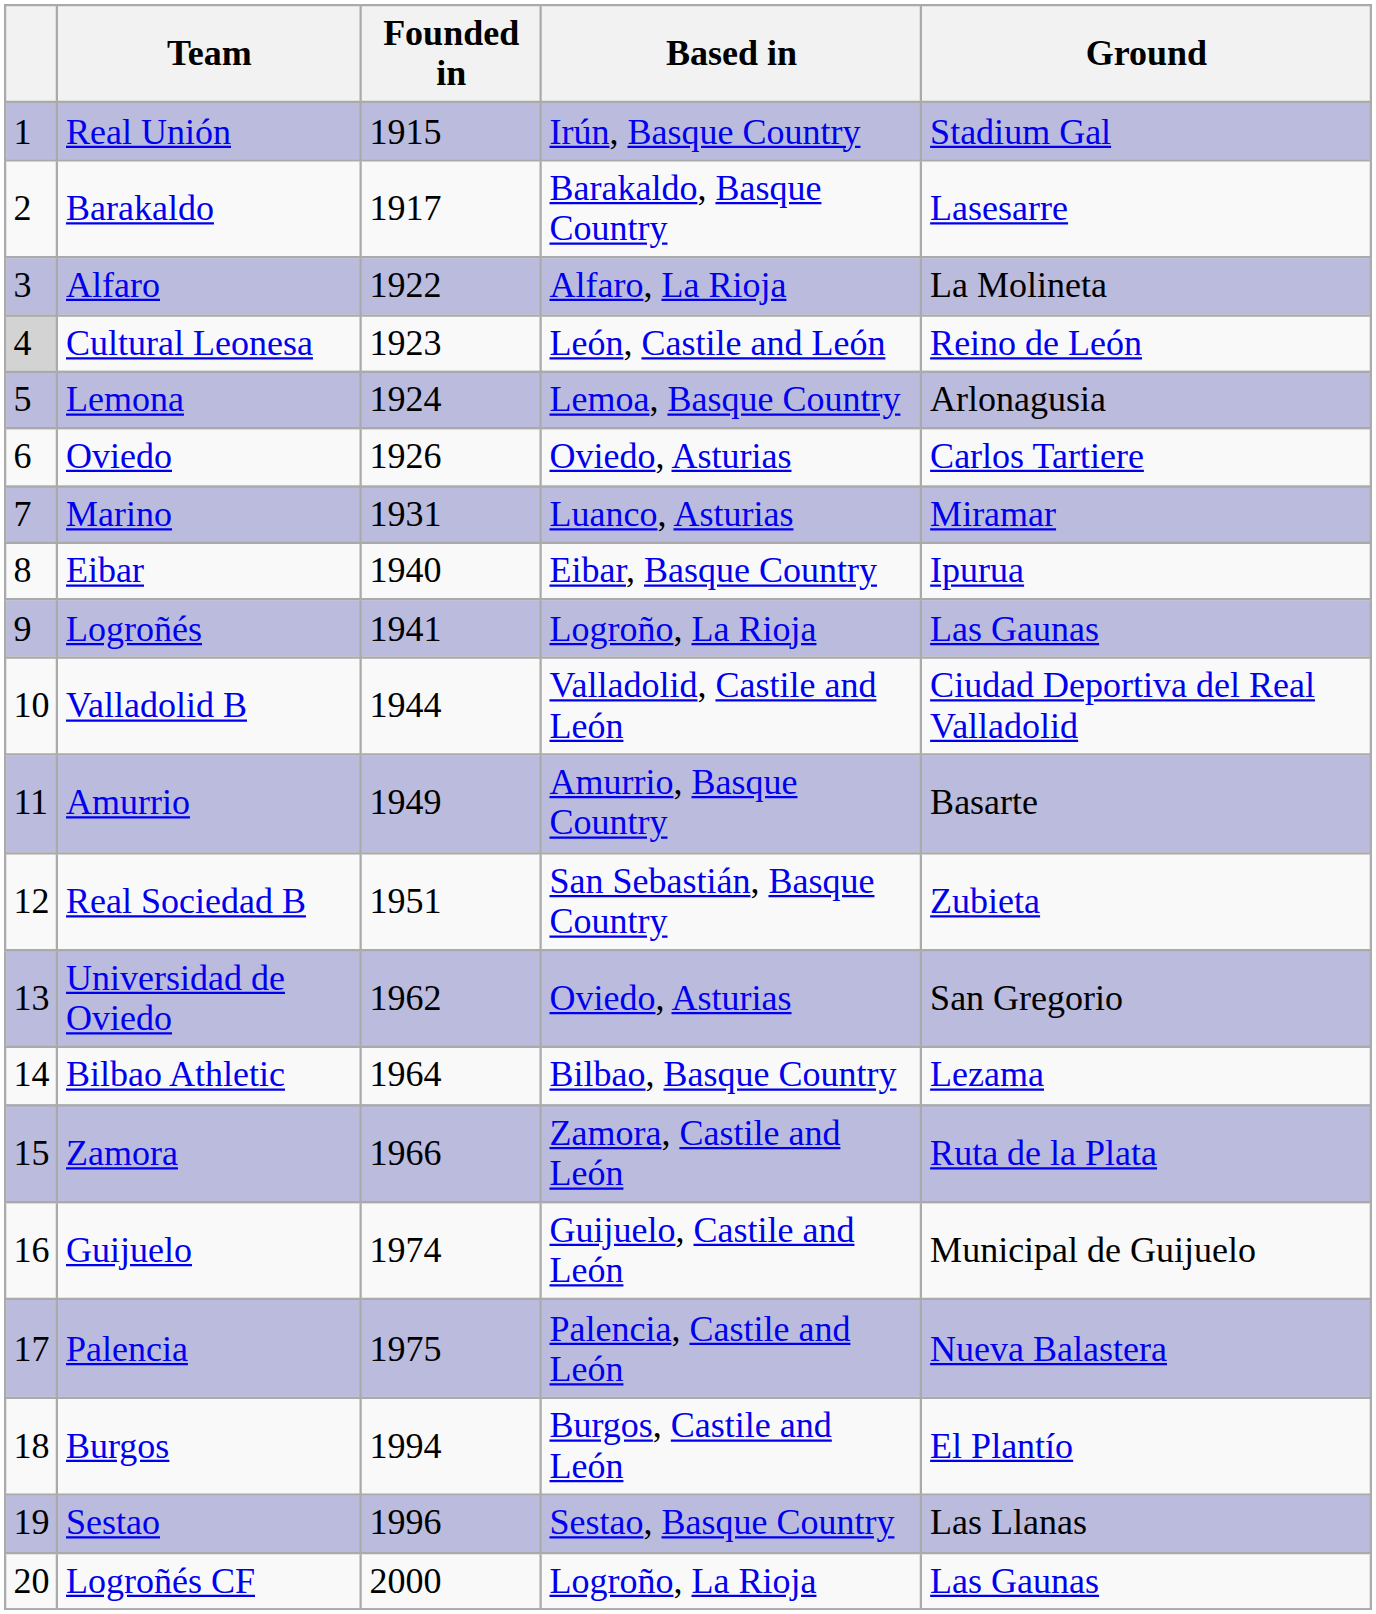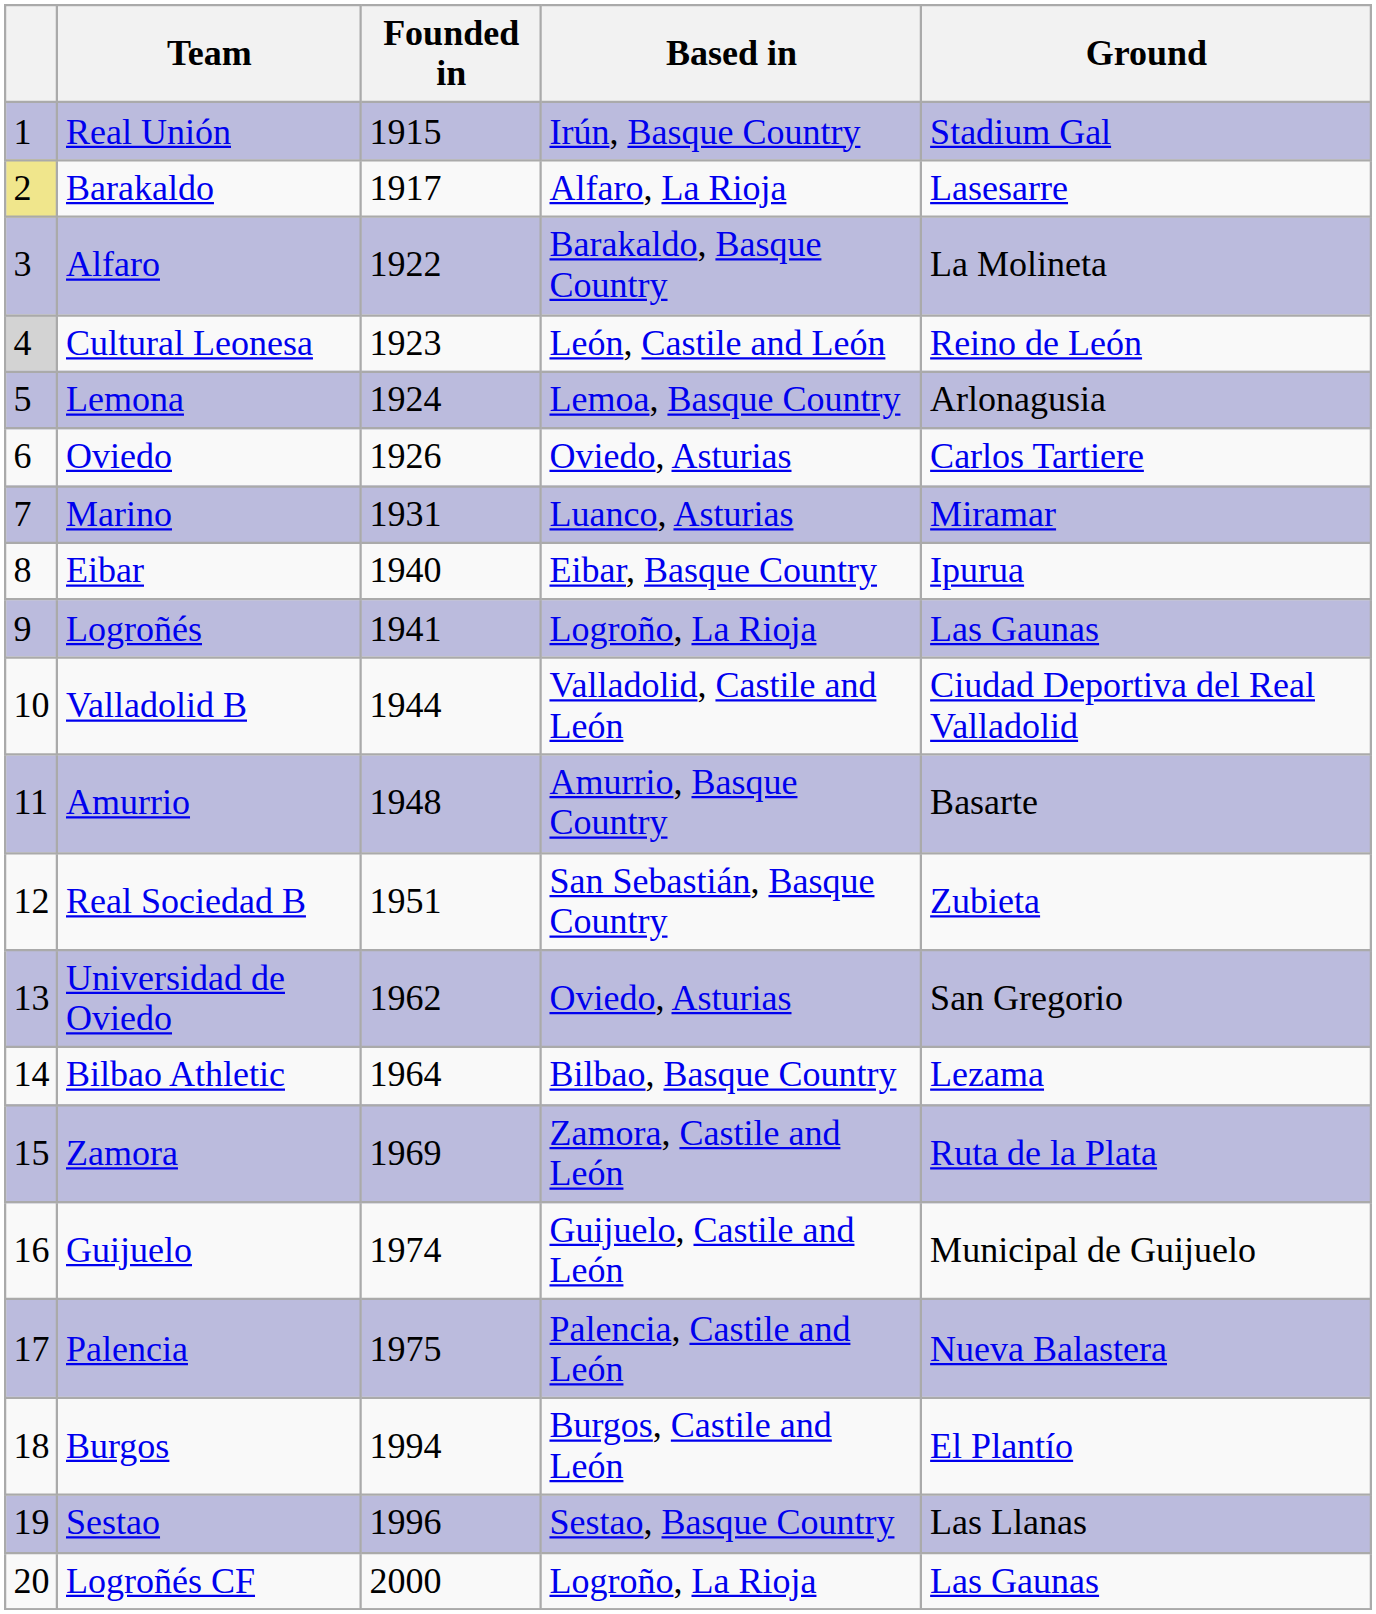(22, 207) no background -> (22, 187) khaki background
(685, 207) Barakaldo, Basque Country -> (668, 187) Alfaro, La Rioja
(668, 285) Alfaro, La Rioja -> (685, 265) Barakaldo, Basque Country
(405, 802) 1949 -> (405, 802) 1948
(405, 1152) 1966 -> (405, 1152) 1969
